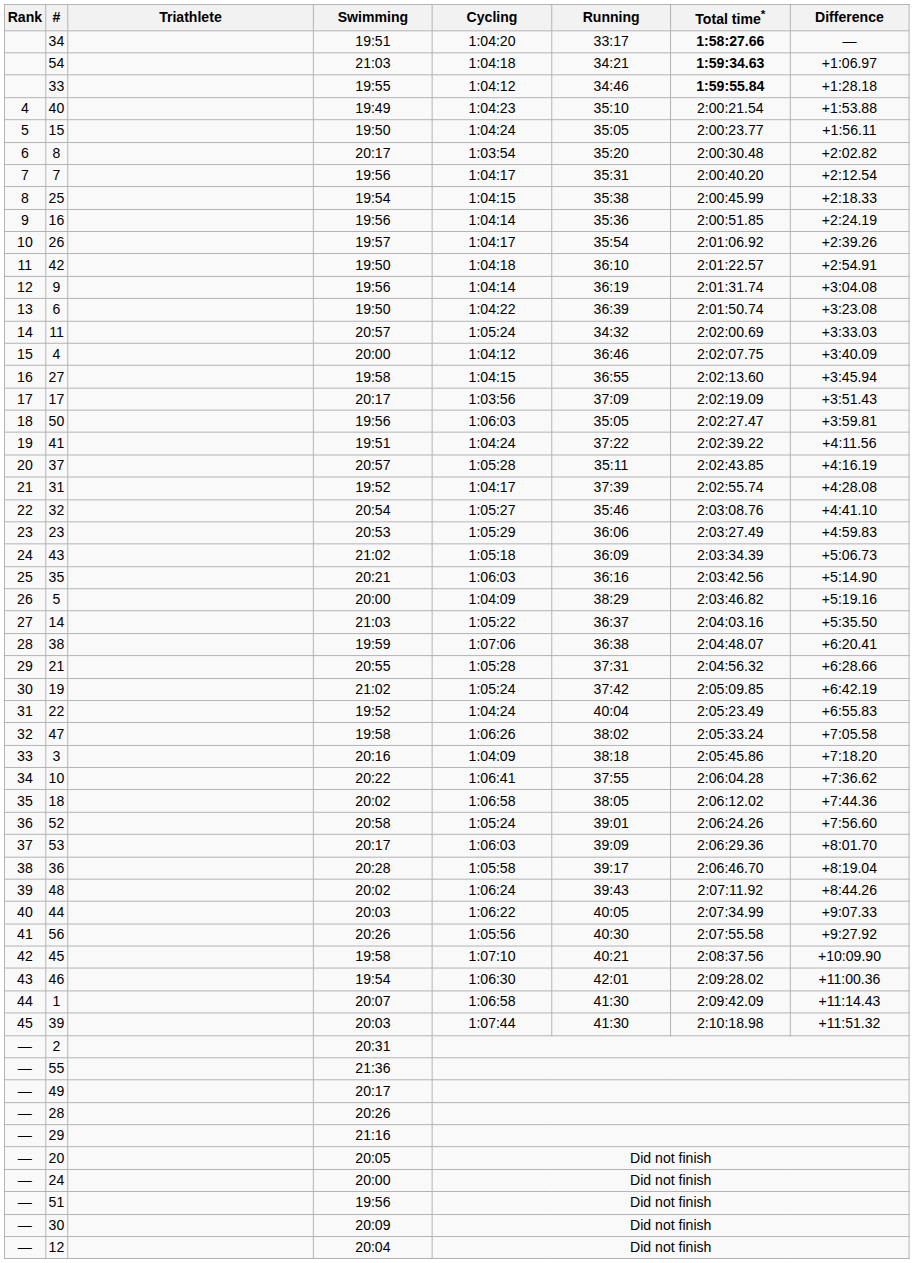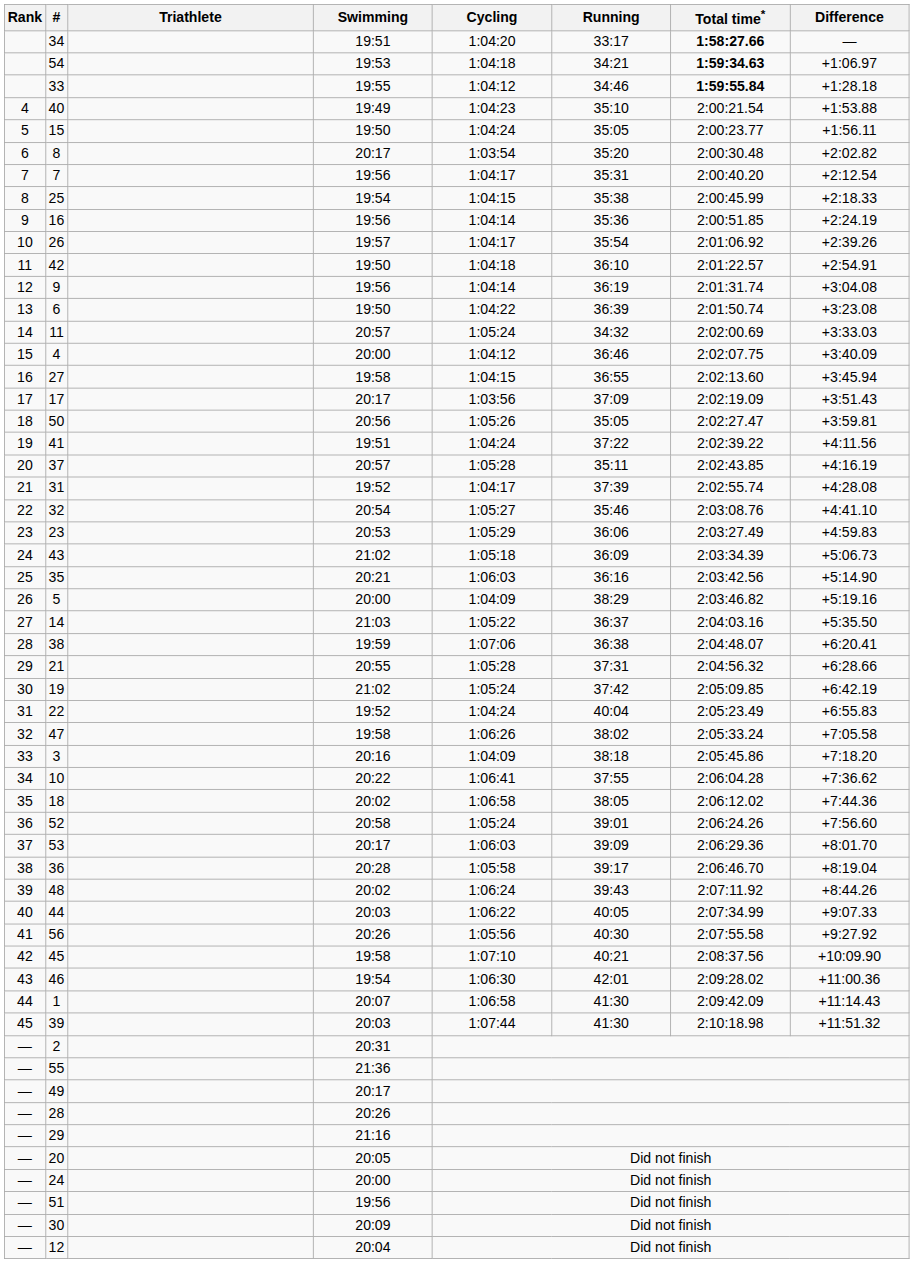(373, 64) 21:03 -> (373, 64) 19:53
(373, 421) 19:56 -> (373, 421) 20:56
(492, 421) 1:06:03 -> (492, 421) 1:05:26
